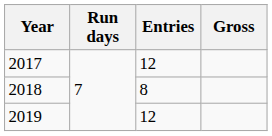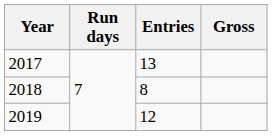(148, 63) 12 -> (148, 63) 13
